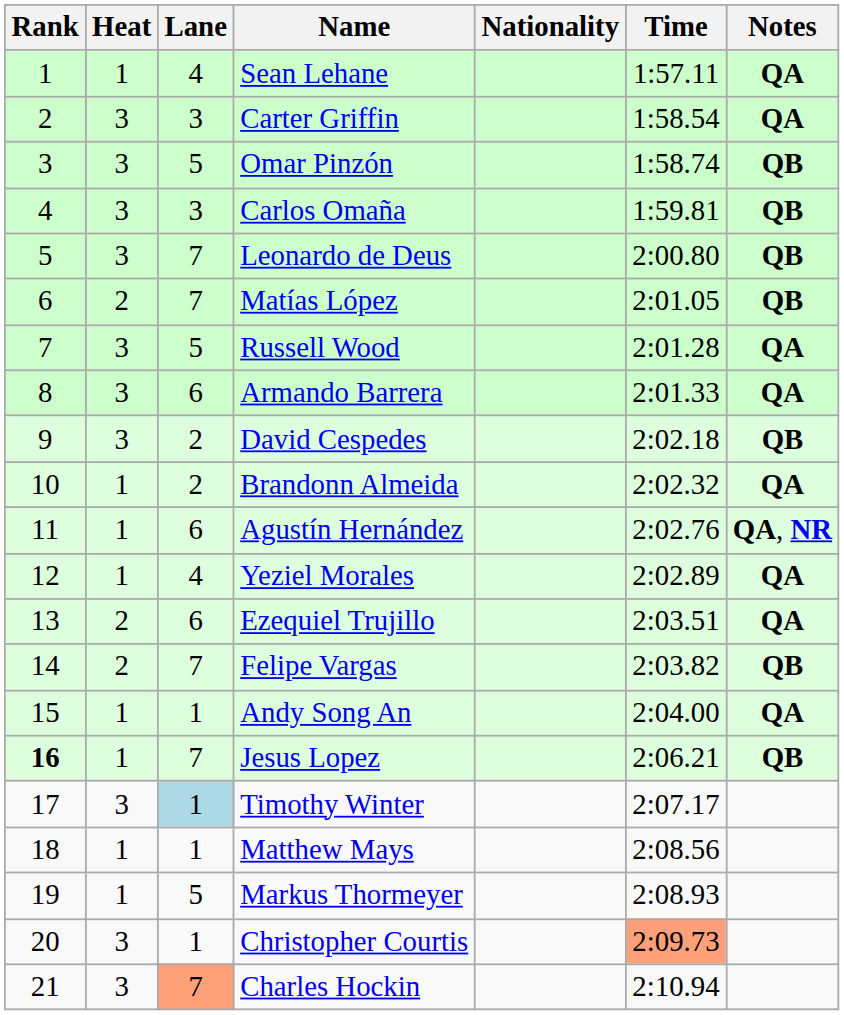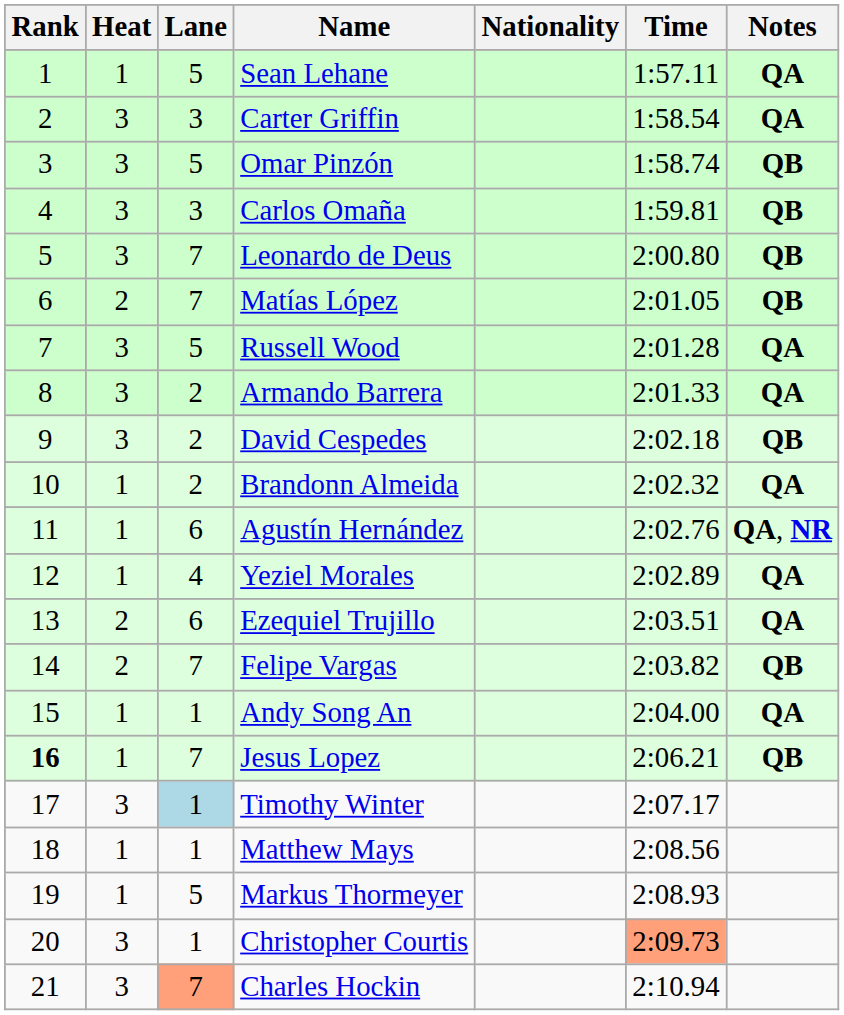(196, 73) 4 -> (196, 73) 5
(196, 392) 6 -> (196, 392) 2
